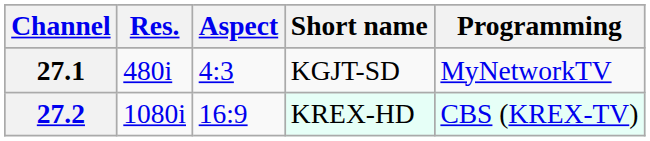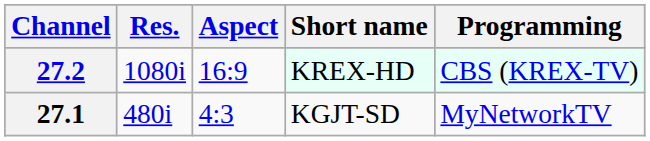rows swapped: (61, 69) <-> (61, 113)
